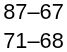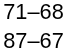rows swapped: (34, 41) <-> (34, 11)
